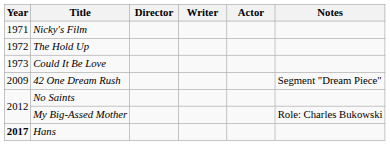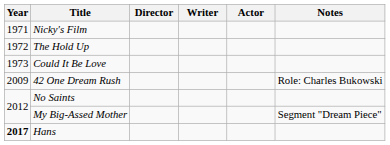(330, 81) Segment "Dream Piece" -> (330, 81) Role: Charles Bukowski
(330, 115) Role: Charles Bukowski -> (330, 115) Segment "Dream Piece"
